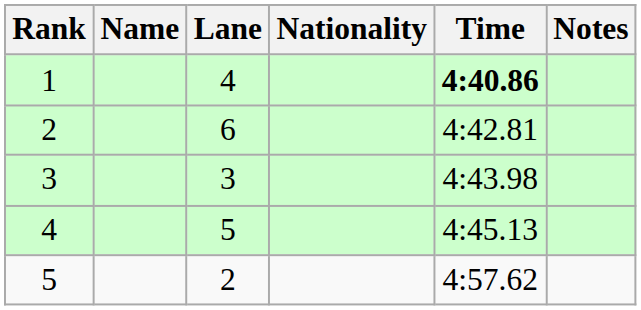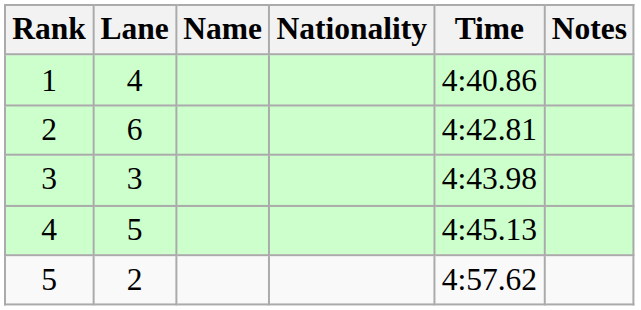columns swapped: (228, 29) <-> (140, 29)
(490, 79) bold -> (489, 79) normal
